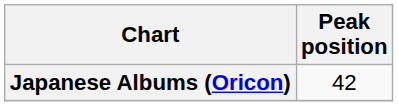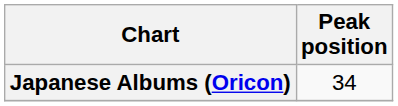(344, 82) 42 -> (344, 82) 34
